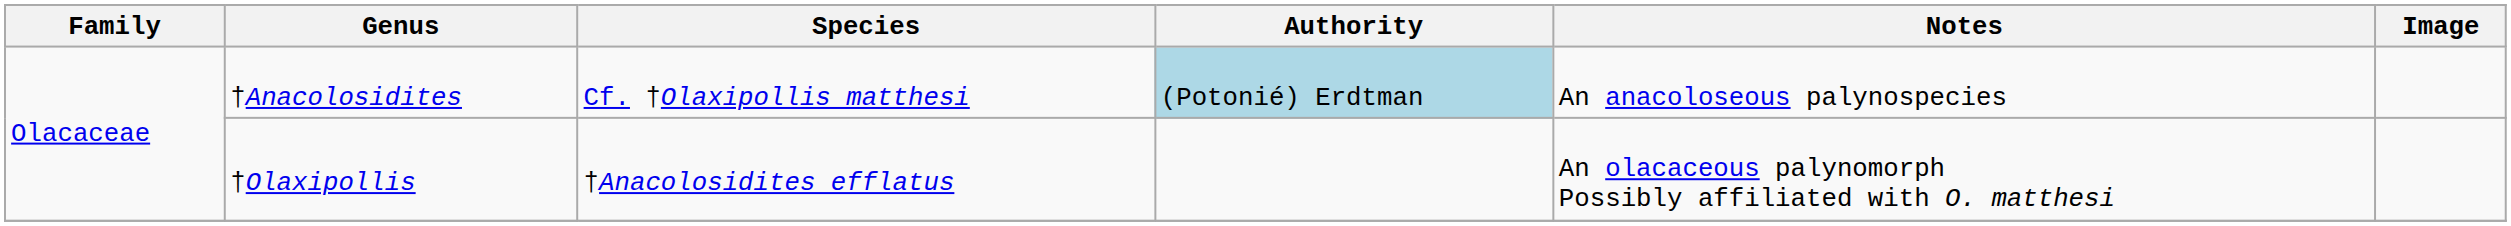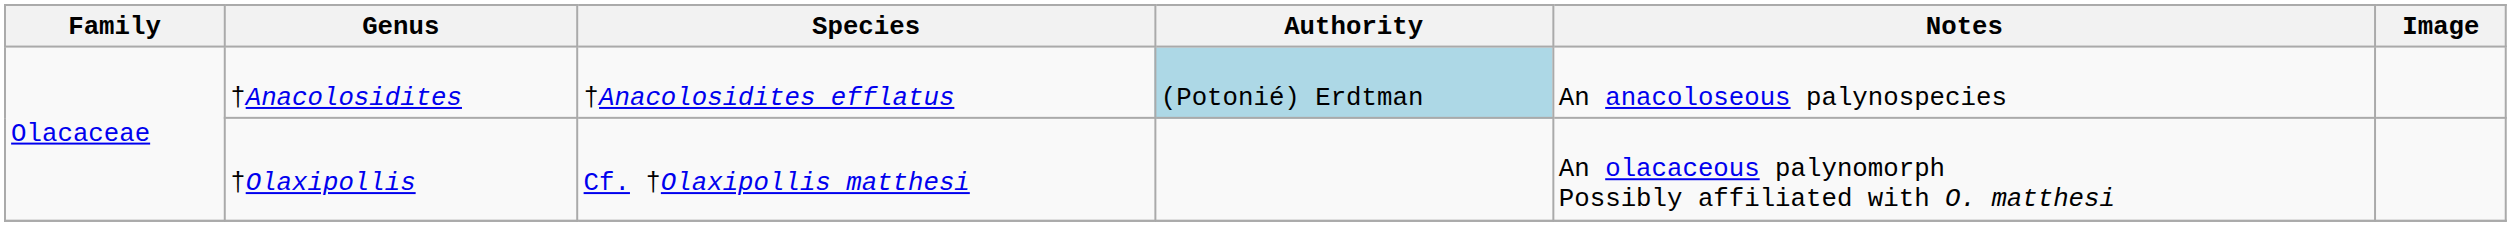(777, 98) Cf. †Olaxipollis matthesi -> (769, 98) †Anacolosidites efflatus
(769, 184) †Anacolosidites efflatus -> (777, 184) Cf. †Olaxipollis matthesi
